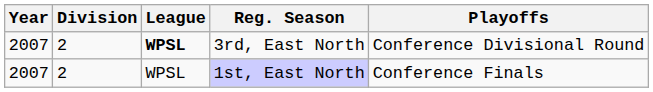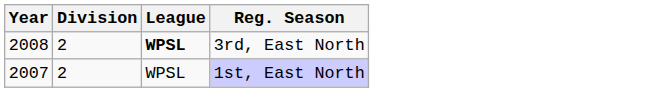- column: (509, 18)
(29, 46) 2007 -> (29, 46) 2008
